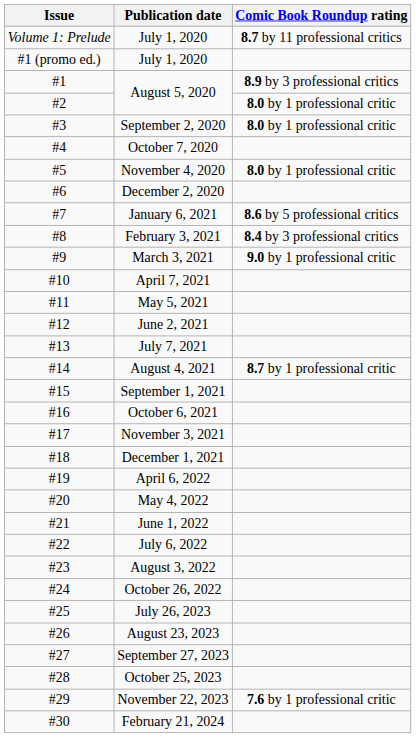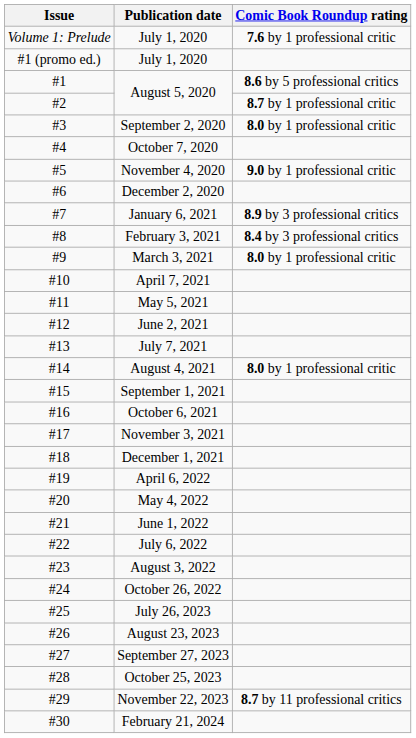(321, 37) 8.7 by 11 professional critics -> (321, 37) 7.6 by 1 professional critic
(321, 81) 8.9 by 3 professional critics -> (321, 81) 8.6 by 5 professional critics
(321, 103) 8.0 by 1 professional critic -> (321, 103) 8.7 by 1 professional critic
(321, 170) 8.0 by 1 professional critic -> (321, 170) 9.0 by 1 professional critic
(321, 214) 8.6 by 5 professional critics -> (321, 214) 8.9 by 3 professional critics
(321, 258) 9.0 by 1 professional critic -> (321, 258) 8.0 by 1 professional critic
(321, 368) 8.7 by 1 professional critic -> (321, 368) 8.0 by 1 professional critic
(321, 699) 7.6 by 1 professional critic -> (321, 699) 8.7 by 11 professional critics
